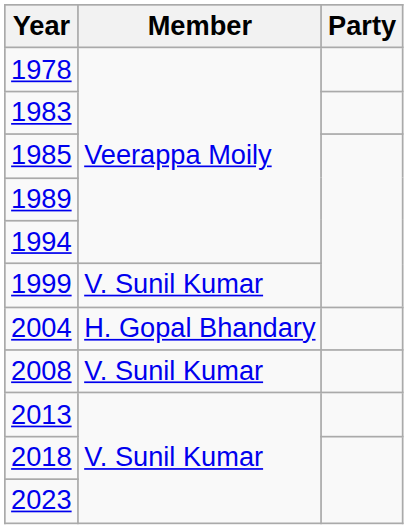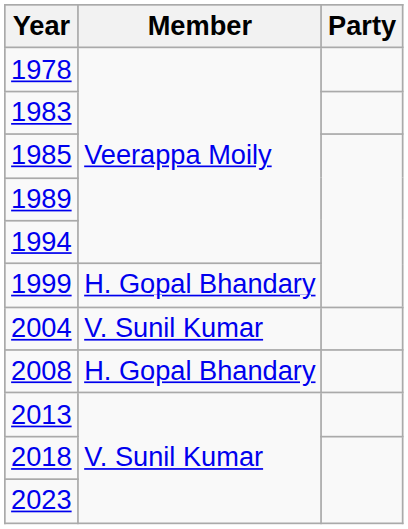(174, 284) V. Sunil Kumar -> (200, 284) H. Gopal Bhandary
(200, 328) H. Gopal Bhandary -> (174, 328) V. Sunil Kumar
(174, 371) V. Sunil Kumar -> (200, 371) H. Gopal Bhandary
